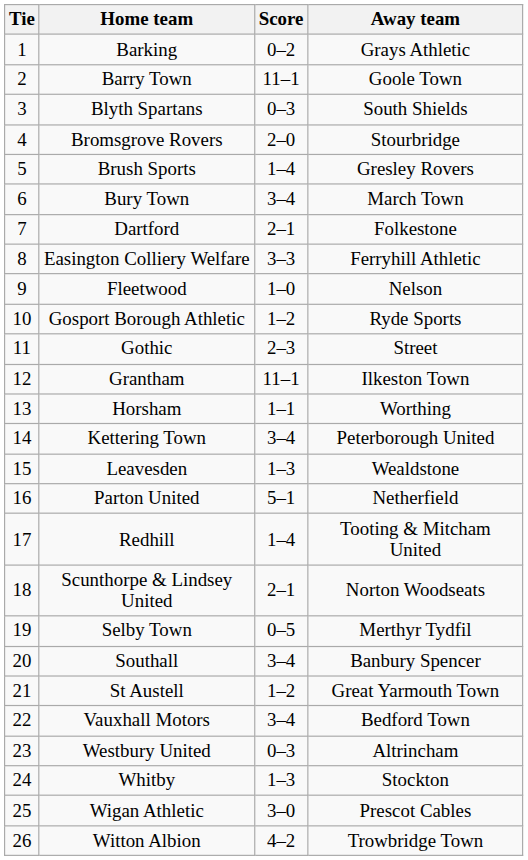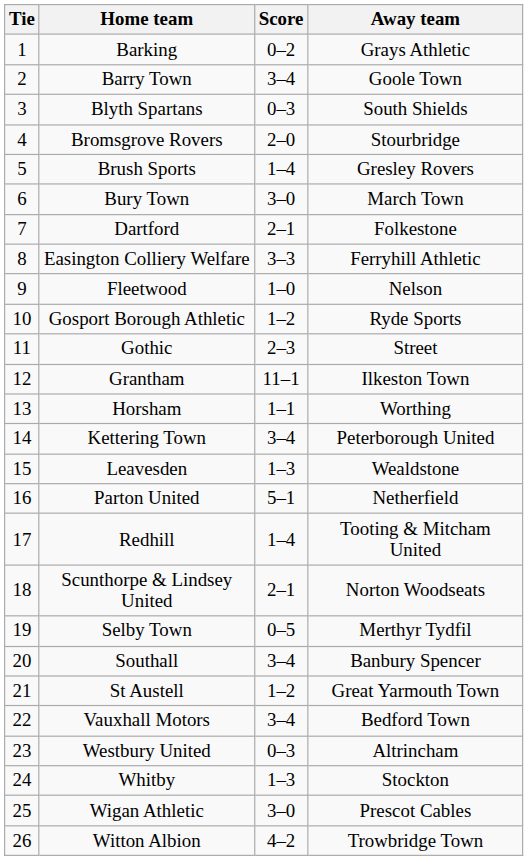(281, 79) 11–1 -> (281, 79) 3–4
(281, 199) 3–4 -> (281, 199) 3–0
